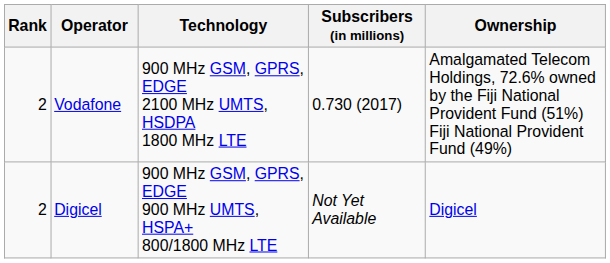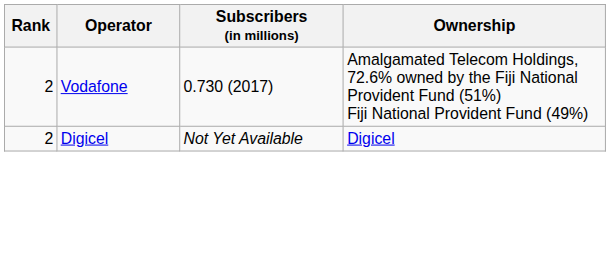- column: (223, 25)
